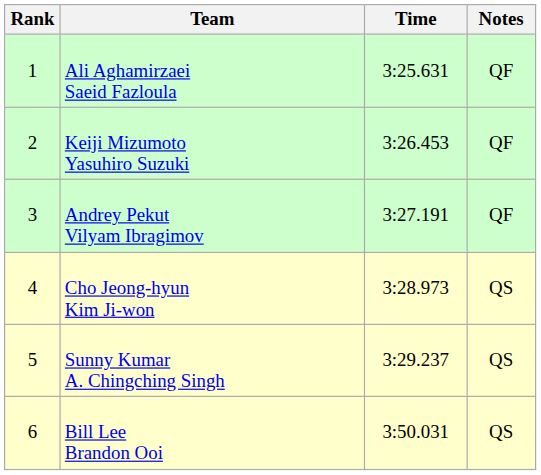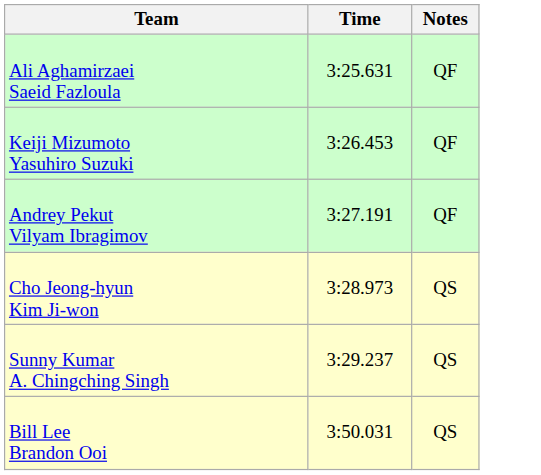- column: (33, 19)
